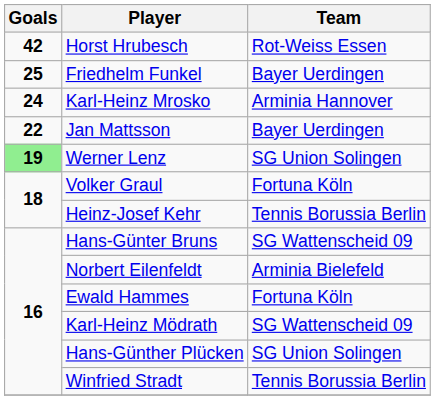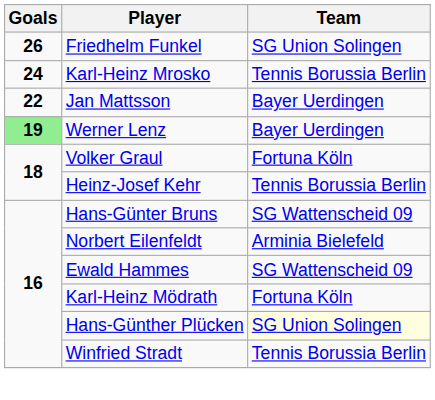- row: (127, 46)
(33, 74) 25 -> (33, 46) 26
(318, 74) Bayer Uerdingen -> (327, 46) SG Union Solingen
(322, 102) Arminia Hannover -> (339, 74) Tennis Borussia Berlin
(327, 158) SG Union Solingen -> (318, 130) Bayer Uerdingen
(302, 297) Fortuna Köln -> (332, 269) SG Wattenscheid 09
(332, 325) SG Wattenscheid 09 -> (302, 297) Fortuna Köln
(327, 353) no background -> (327, 325) lightyellow background
